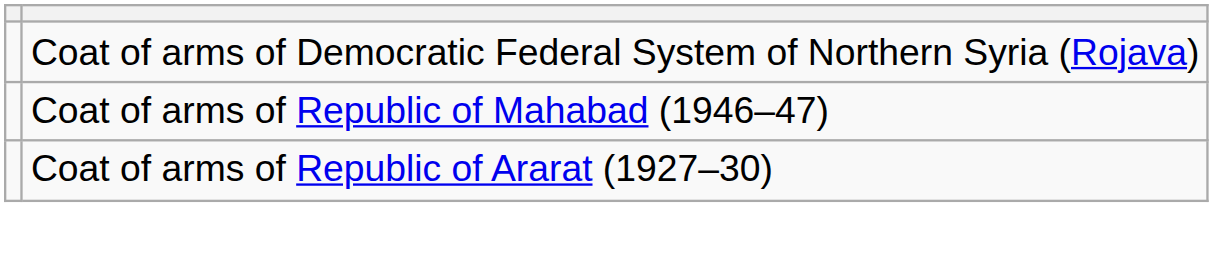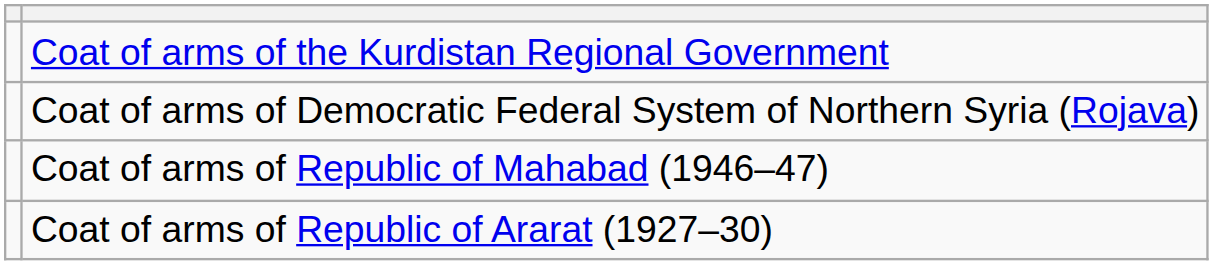+ row: (460, 51)
